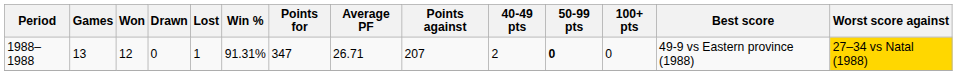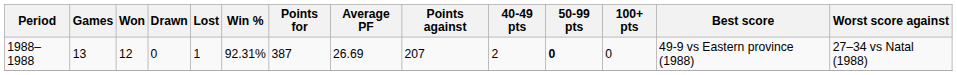(245, 53) 91.31% -> (245, 53) 92.31%
(282, 53) 347 -> (282, 53) 387
(348, 53) 26.71 -> (348, 53) 26.69
(873, 53) gold background -> (873, 53) no background
